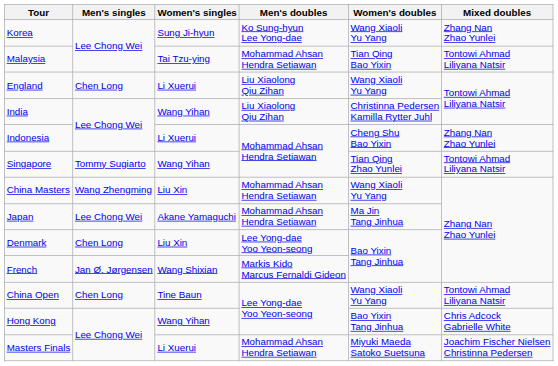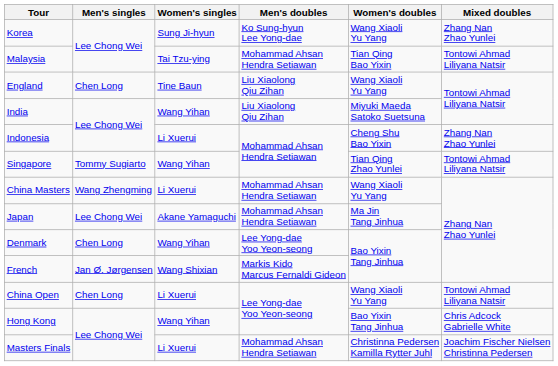(177, 85) Li Xuerui -> (180, 85) Tine Baun
(395, 111) Christinna Pedersen Kamilla Rytter Juhl -> (388, 111) Miyuki Maeda Satoko Suetsuna
(172, 190) Liu Xin -> (177, 190) Li Xuerui
(172, 242) Liu Xin -> (184, 242) Wang Yihan
(180, 295) Tine Baun -> (177, 295) Li Xuerui
(388, 347) Miyuki Maeda Satoko Suetsuna -> (395, 347) Christinna Pedersen Kamilla Rytter Juhl
